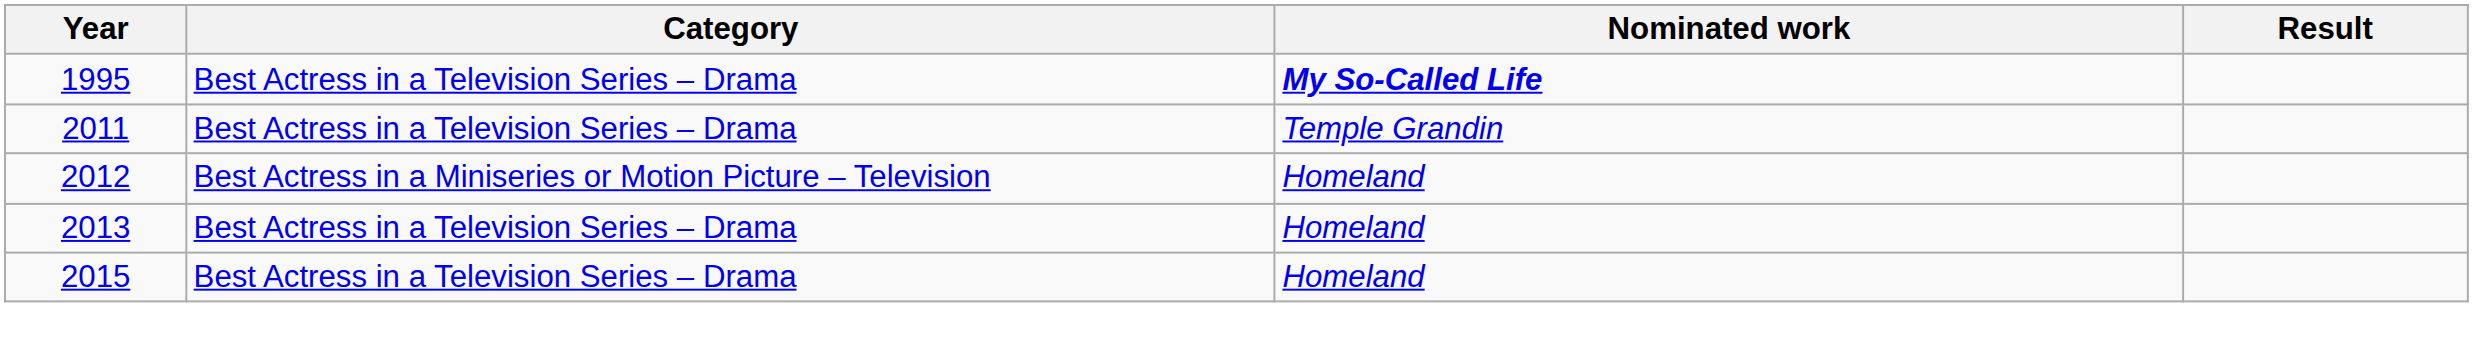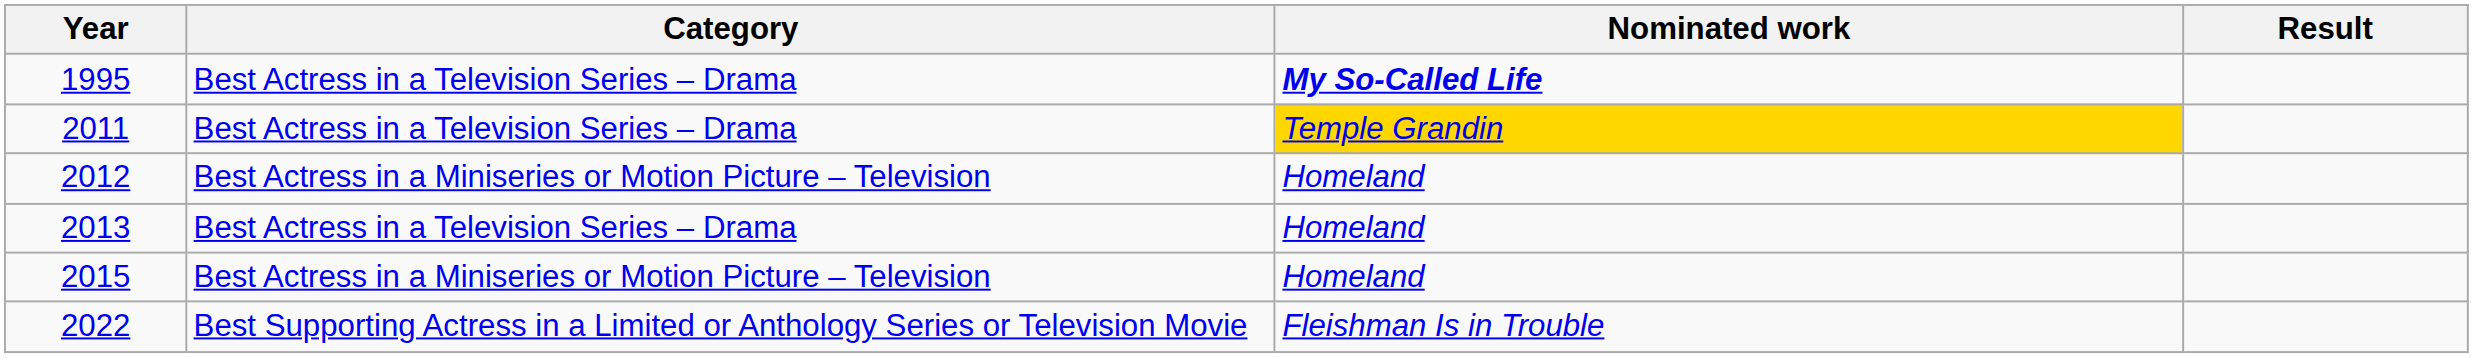(1393, 128) no background -> (1393, 128) gold background
(495, 276) Best Actress in a Television Series – Drama -> (592, 276) Best Actress in a Miniseries or Motion Picture – Television
+ row: (96, 326)
